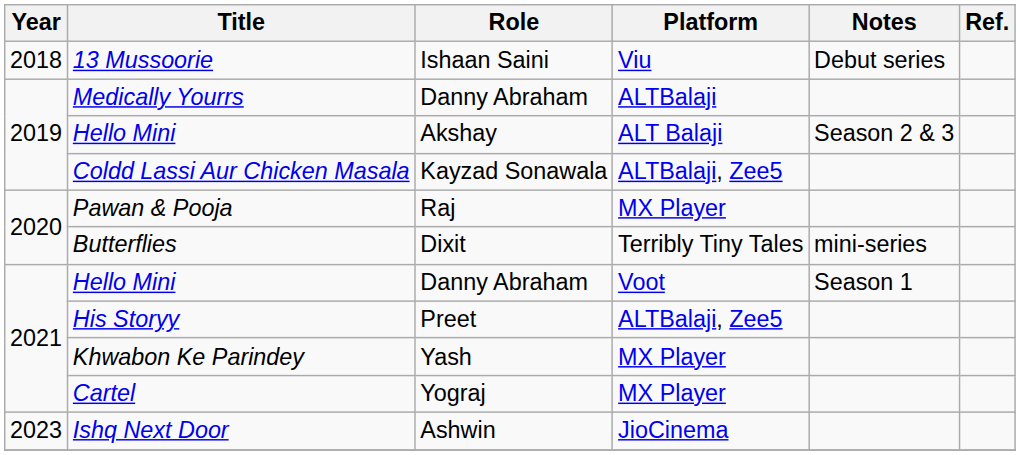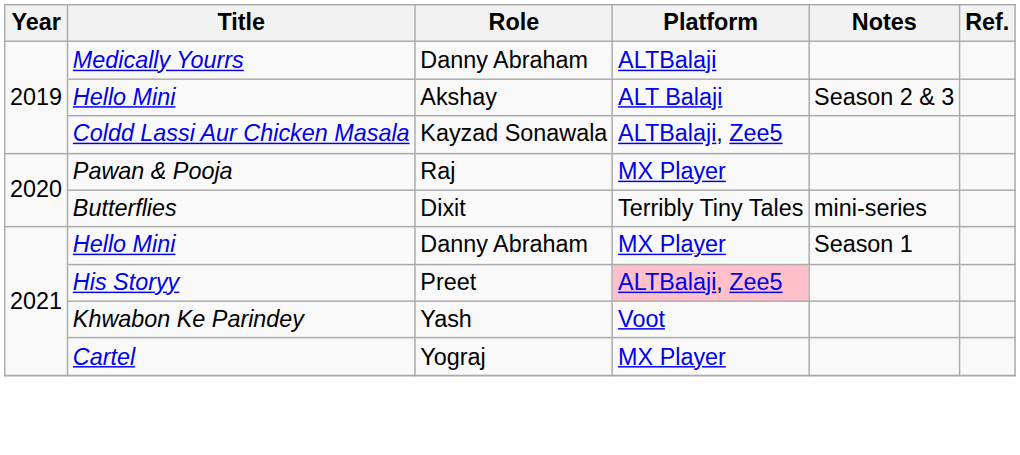- row: (36, 60)
(641, 282) Voot -> (672, 245) MX Player
(700, 319) no background -> (700, 282) pink background
(672, 356) MX Player -> (641, 319) Voot
- row: (36, 430)
